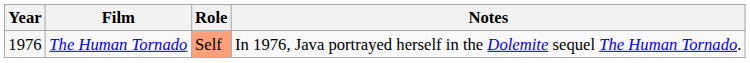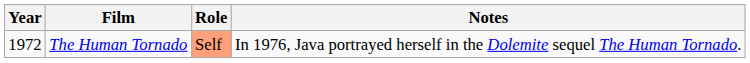(25, 44) 1976 -> (25, 44) 1972
